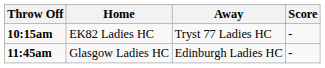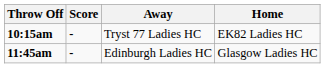columns swapped: (119, 14) <-> (303, 14)
